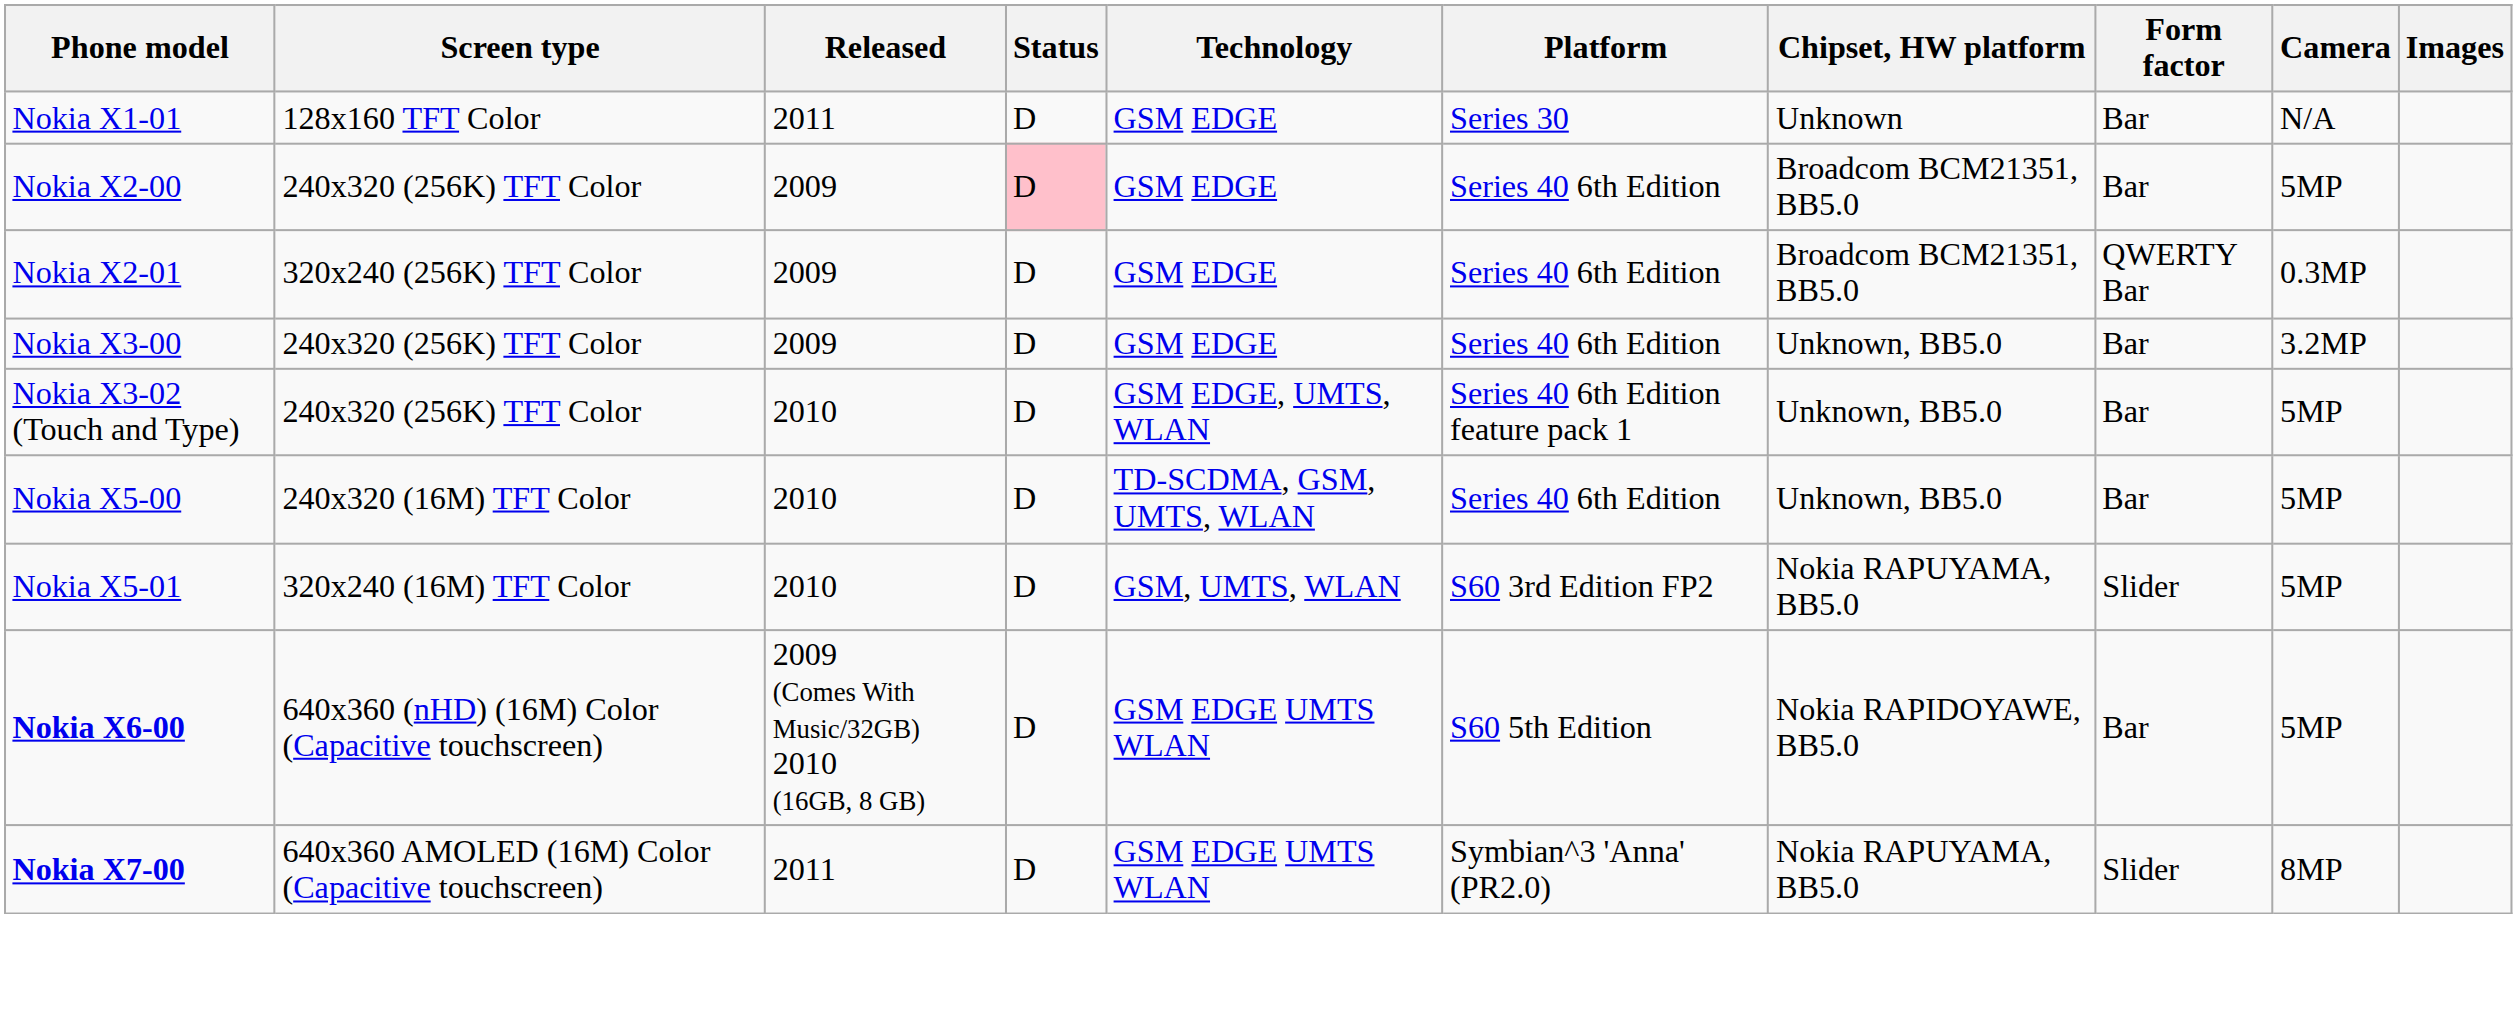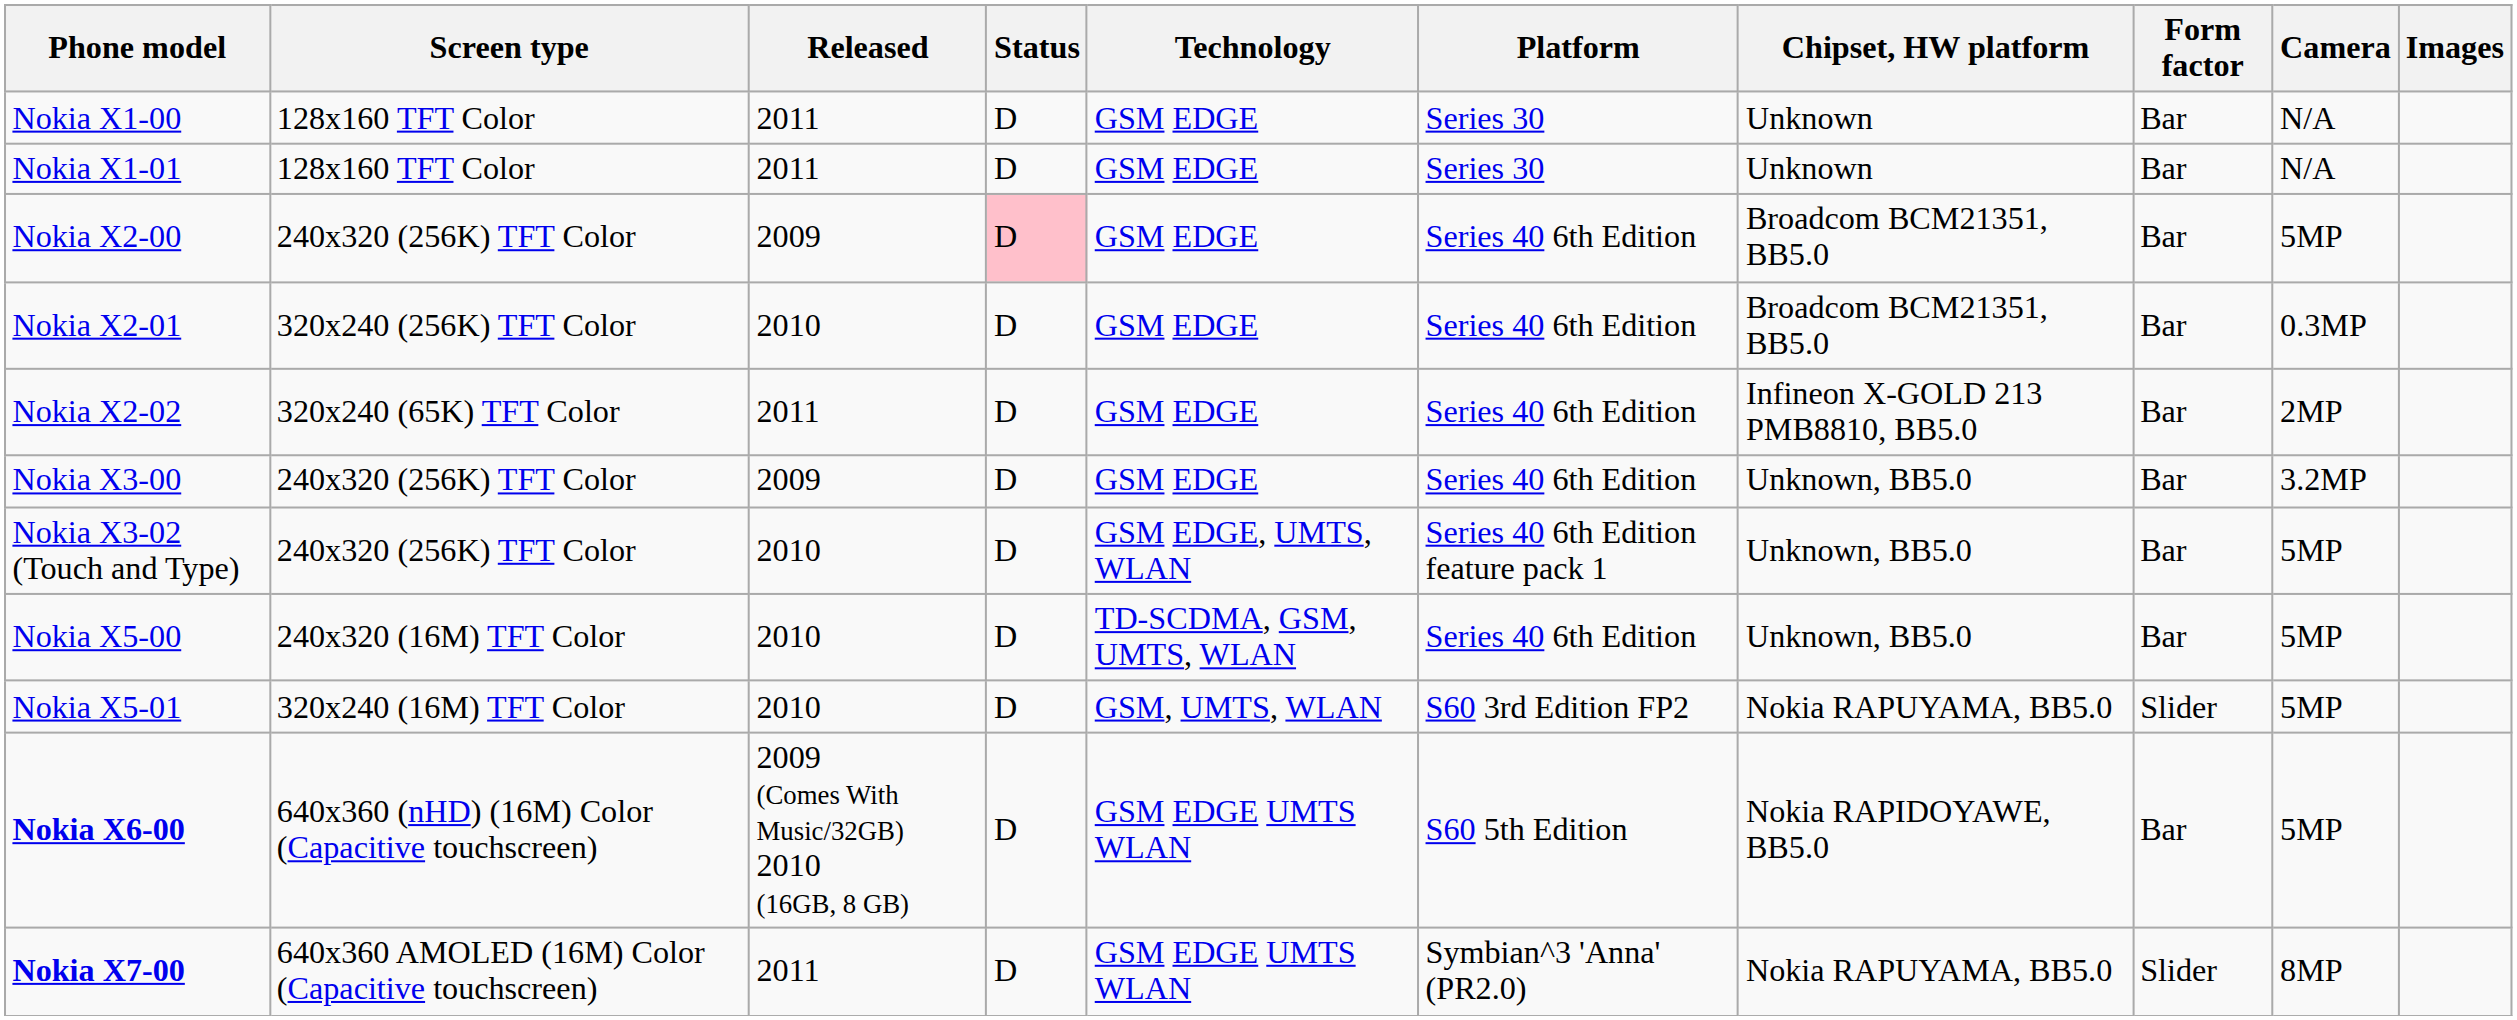+ row: (97, 117)
(805, 273) 2009 -> (789, 324) 2010
(2170, 273) QWERTY Bar -> (2163, 324) Bar
+ row: (97, 411)
